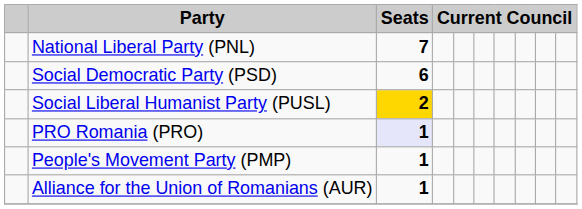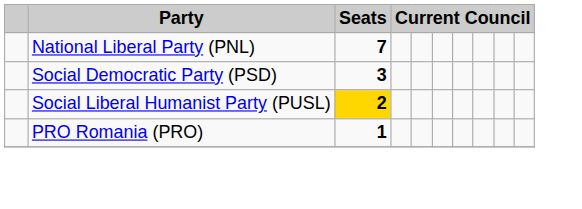(424, 75) 6 -> (382, 75) 3
(424, 132) lavender background -> (382, 132) no background
- row: (162, 160)
- row: (202, 189)
